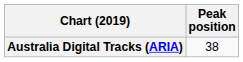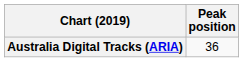(212, 47) 38 -> (212, 47) 36
